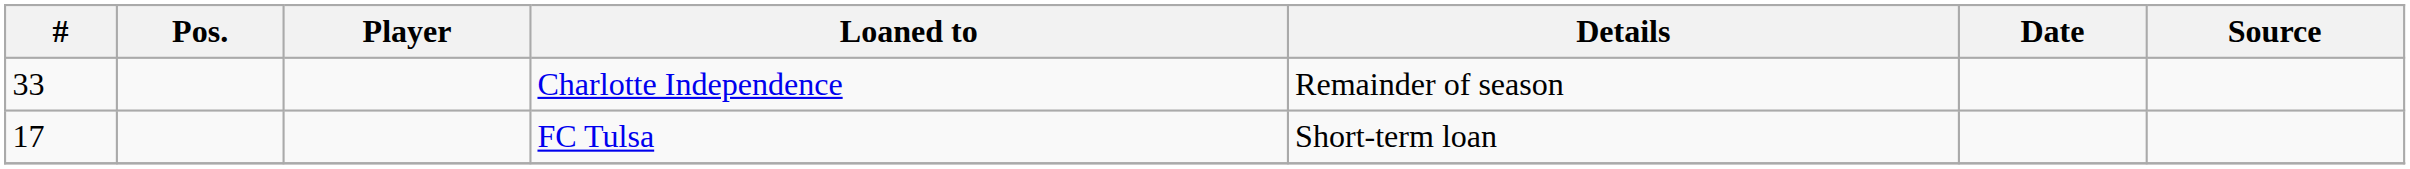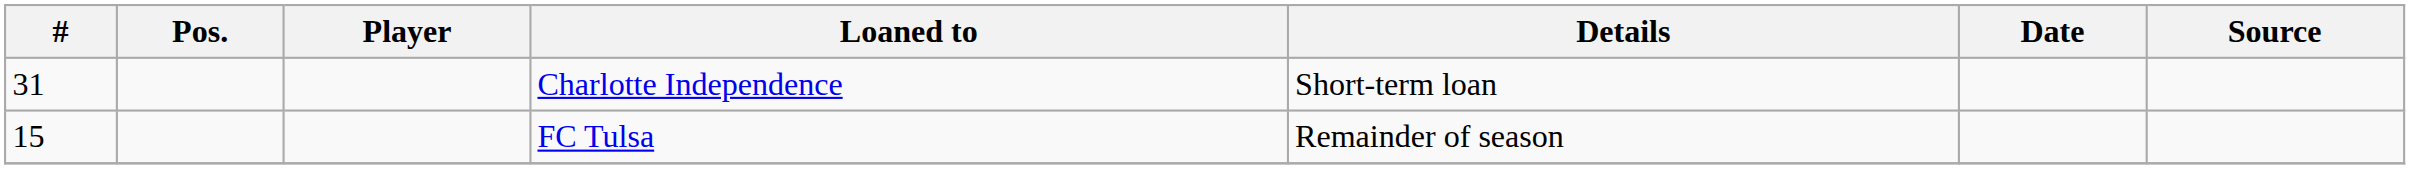(29, 84) 33 -> (29, 84) 31
(1429, 84) Remainder of season -> (1396, 84) Short-term loan
(29, 136) 17 -> (29, 136) 15
(1396, 136) Short-term loan -> (1429, 136) Remainder of season
